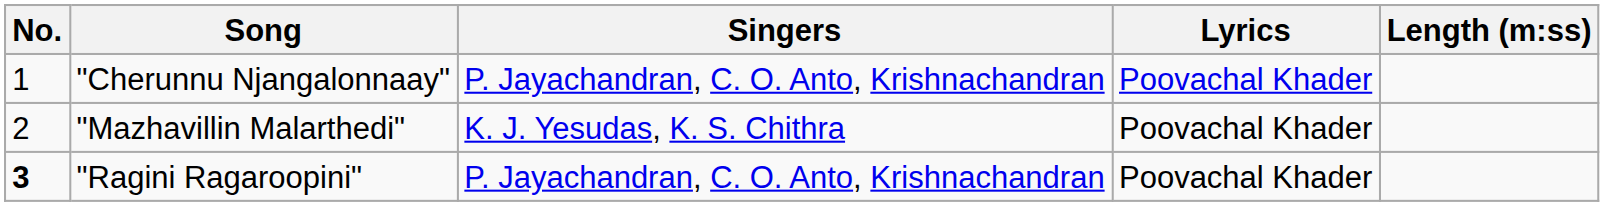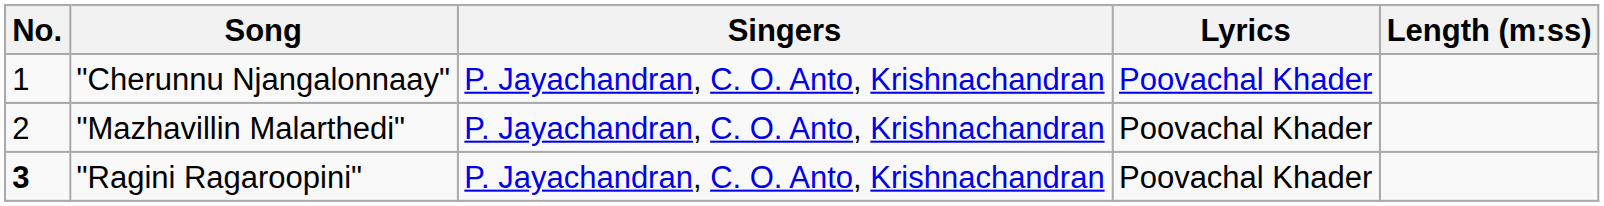(655, 128) K. J. Yesudas, K. S. Chithra -> (784, 128) P. Jayachandran, C. O. Anto, Krishnachandran
